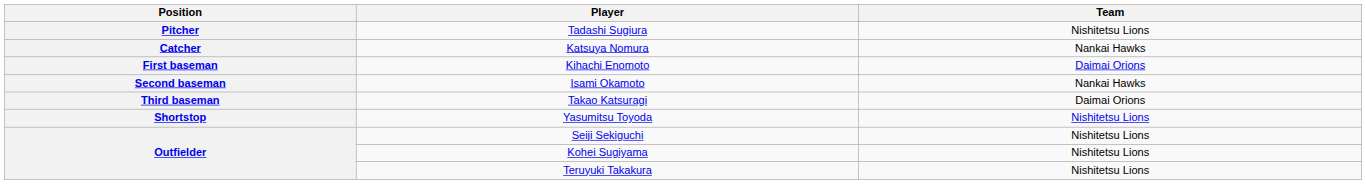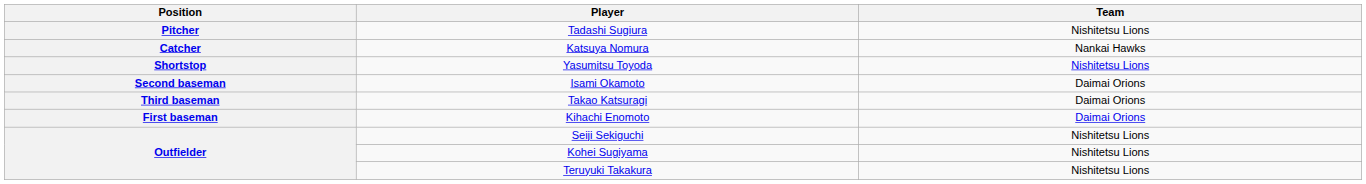rows swapped: (608, 65) <-> (608, 118)
(1110, 83) Nankai Hawks -> (1110, 83) Daimai Orions
